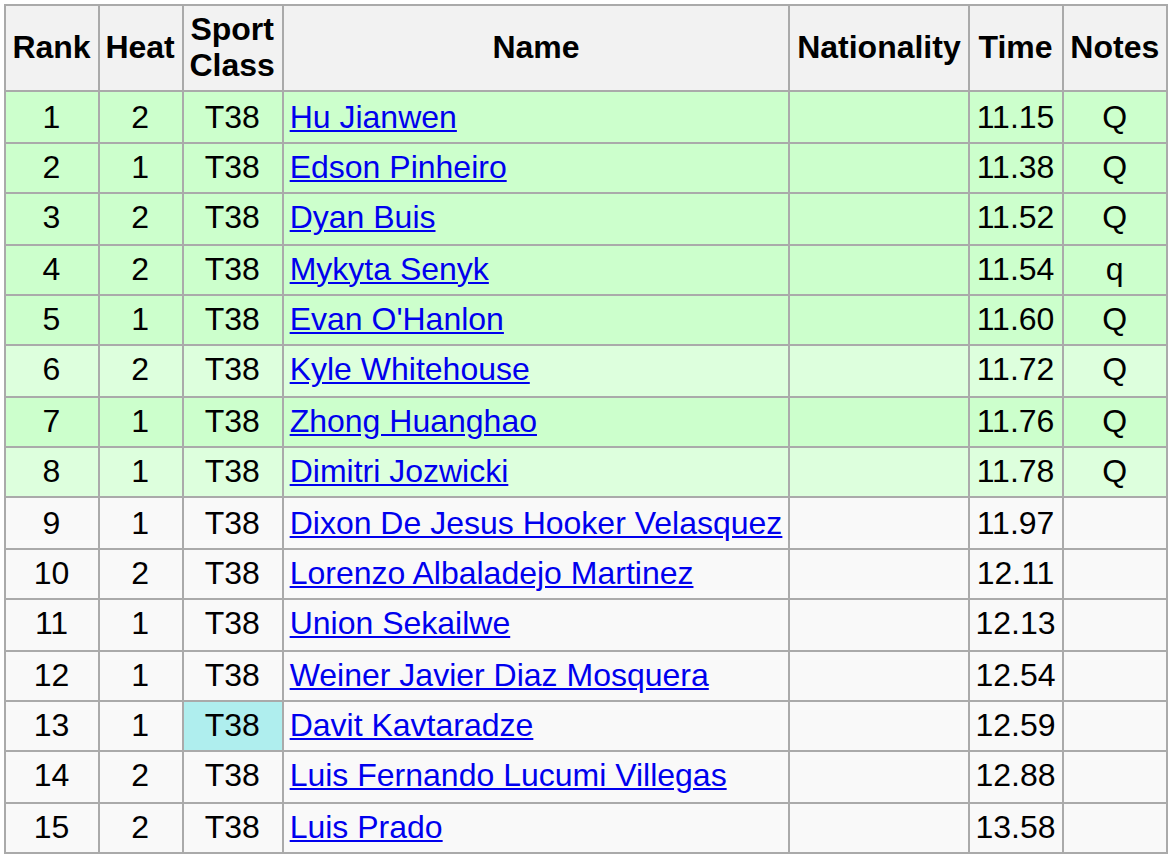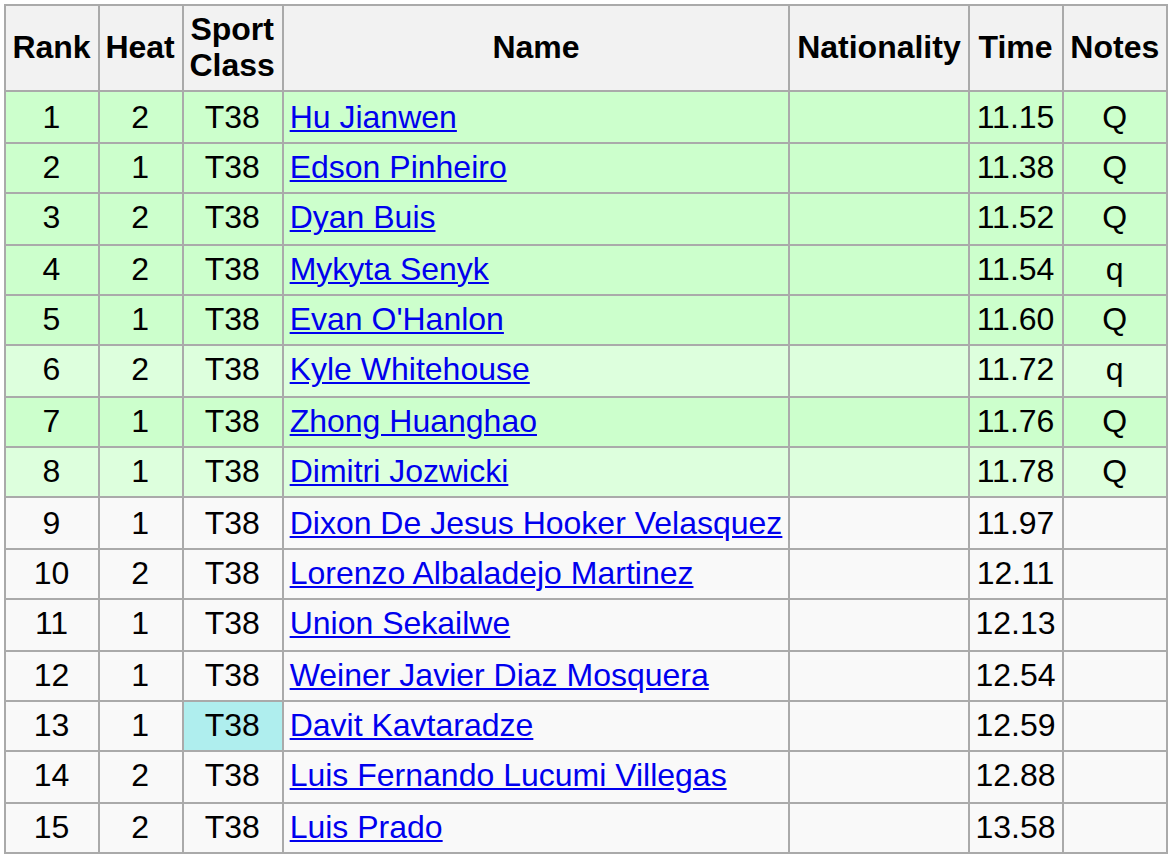(1115, 370) Q -> (1115, 370) q
